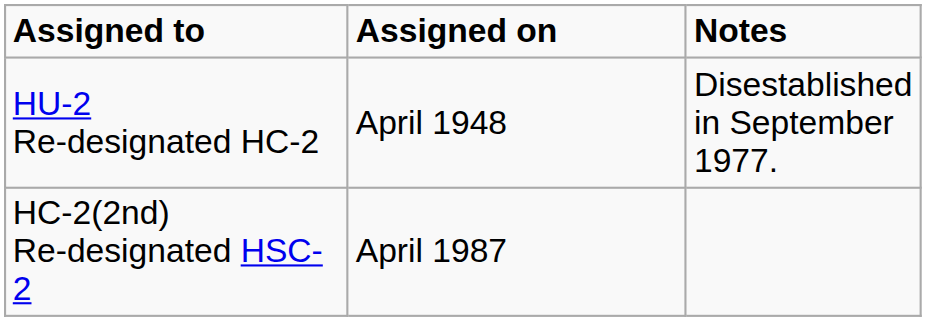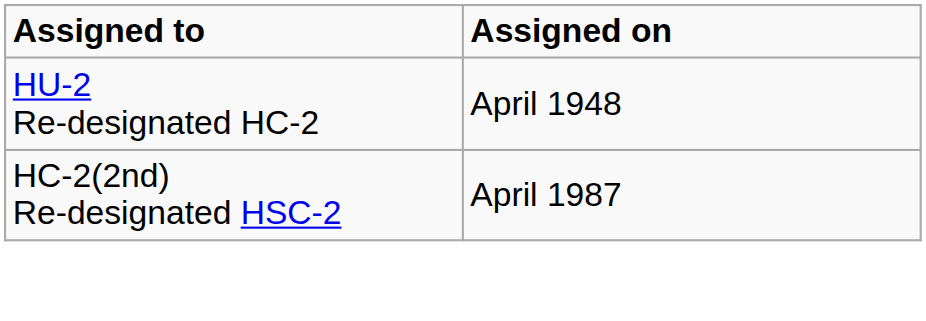- column: (741, 31)
